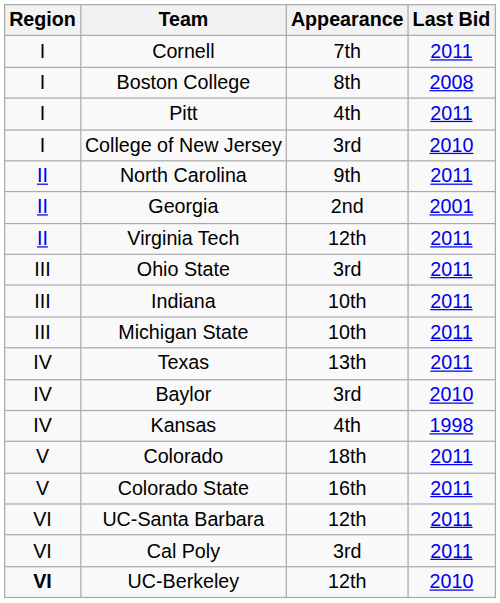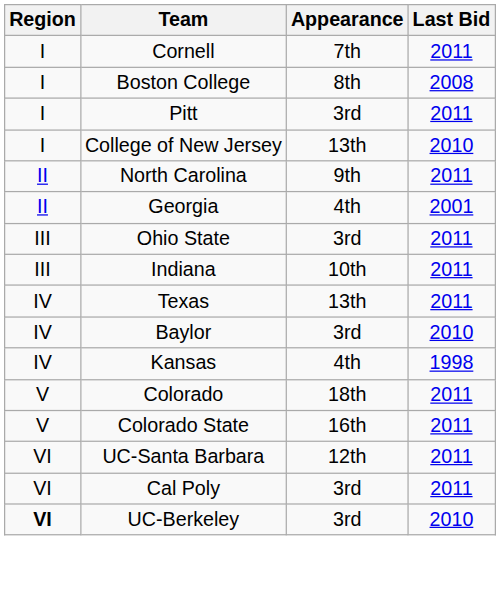(347, 113) 4th -> (347, 113) 3rd
(347, 144) 3rd -> (347, 144) 13th
(347, 207) 2nd -> (347, 207) 4th
- row: (183, 238)
- row: (183, 332)
(347, 581) 12th -> (347, 519) 3rd
